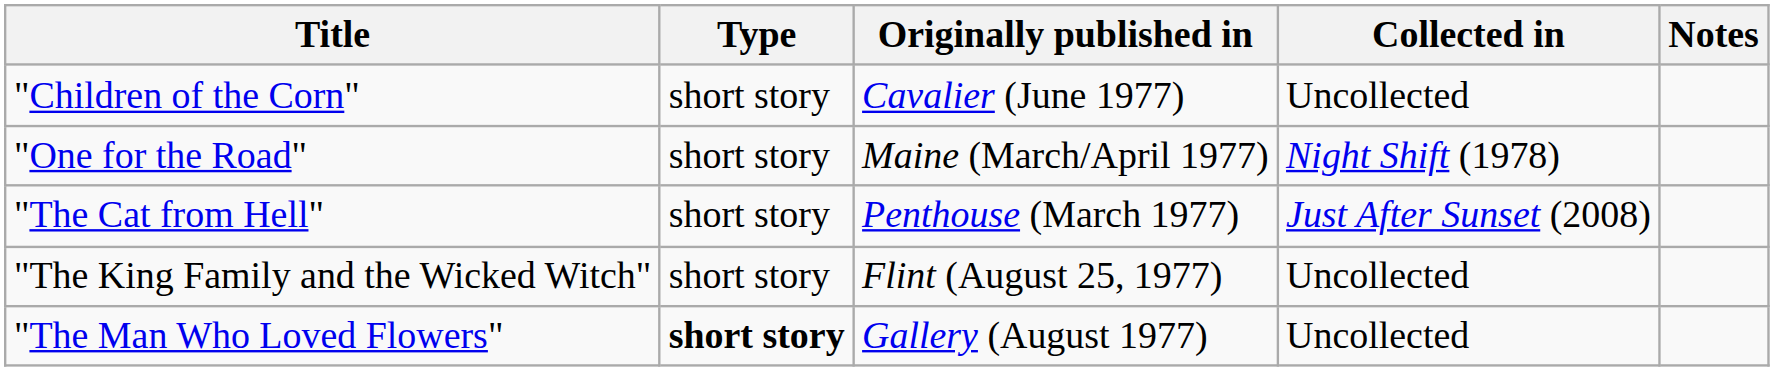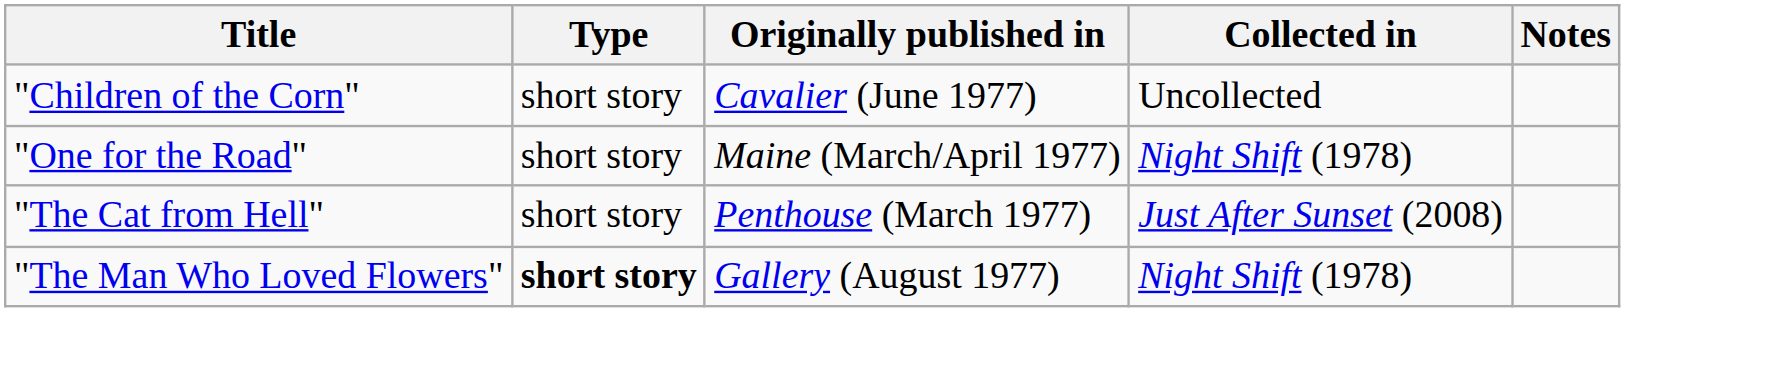- row: (333, 275)
(1378, 335) Uncollected -> (1275, 275) Night Shift (1978)
